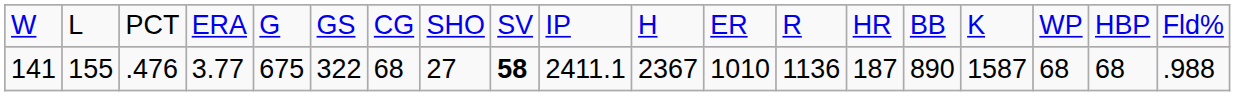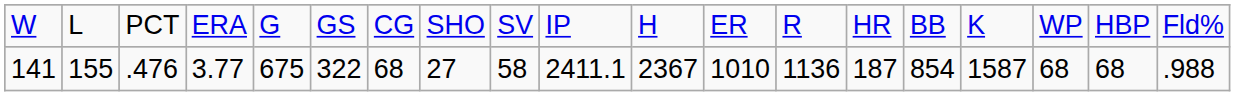(512, 68) bold -> (512, 68) normal
(932, 68) 890 -> (932, 68) 854
